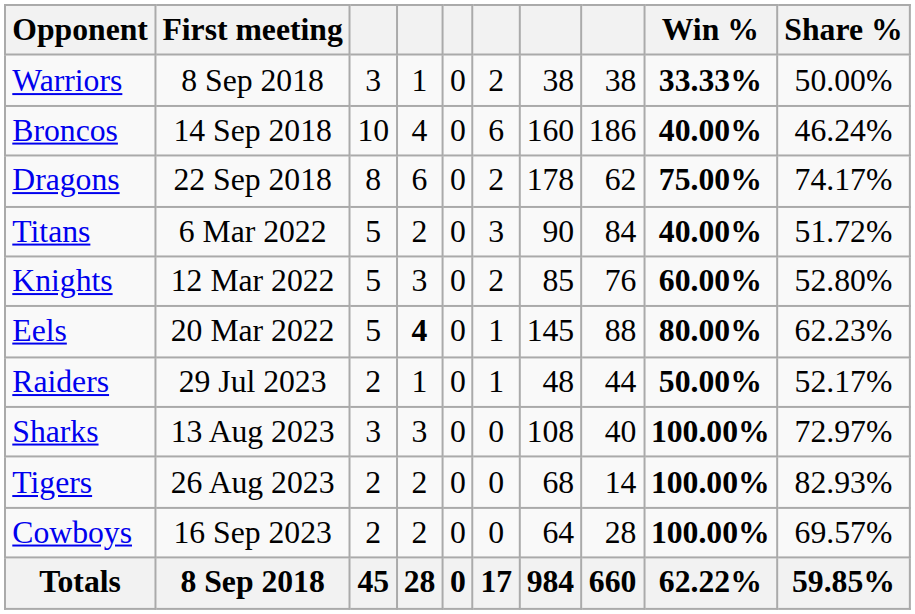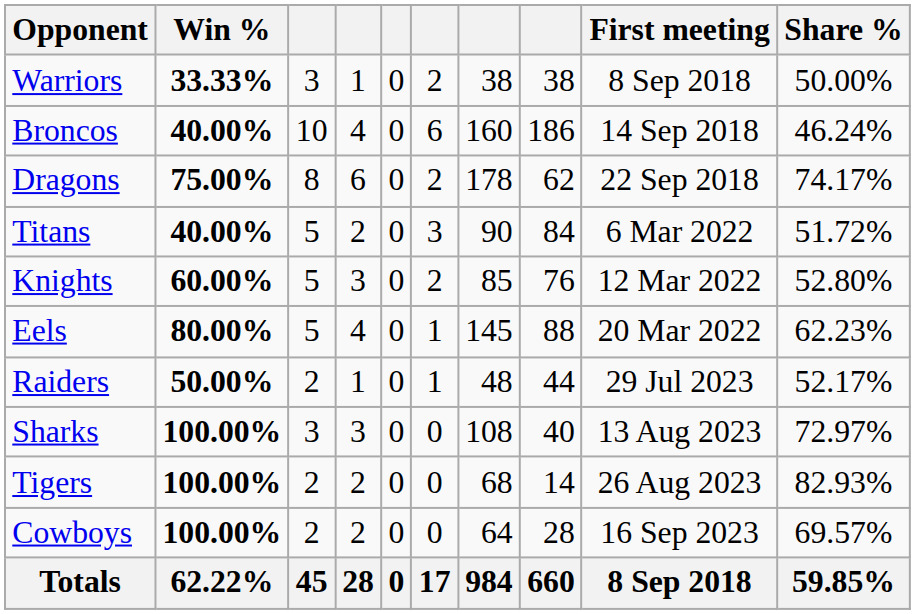columns swapped: (253, 29) <-> (710, 29)
(420, 331) bold -> (358, 331) normal
